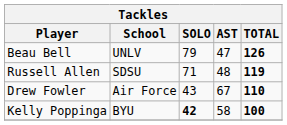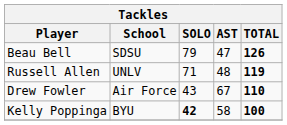(127, 53) UNLV -> (127, 53) SDSU
(127, 72) SDSU -> (127, 72) UNLV
